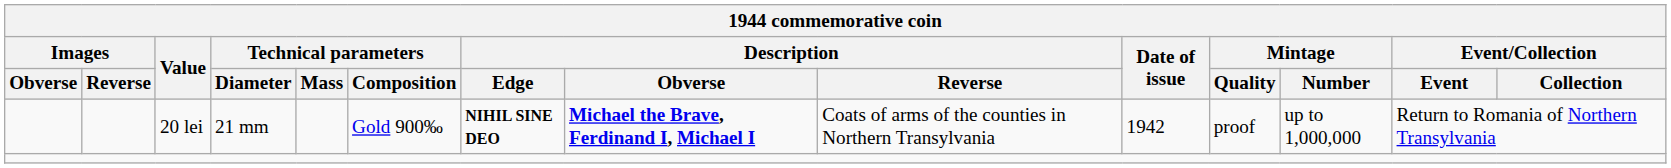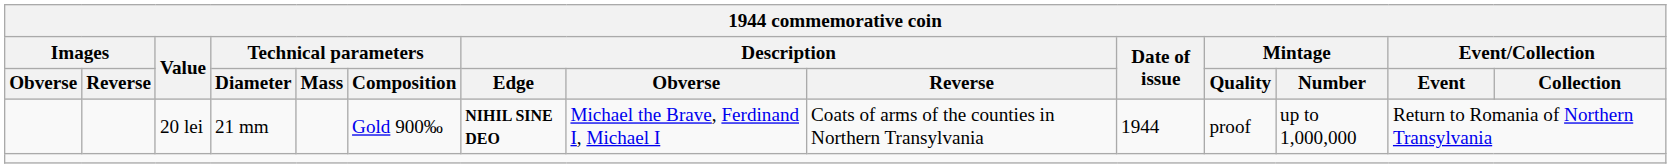(662, 126) bold -> (685, 126) normal
(1146, 126) 1942 -> (1140, 126) 1944
